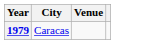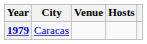+ column: (121, 13)
